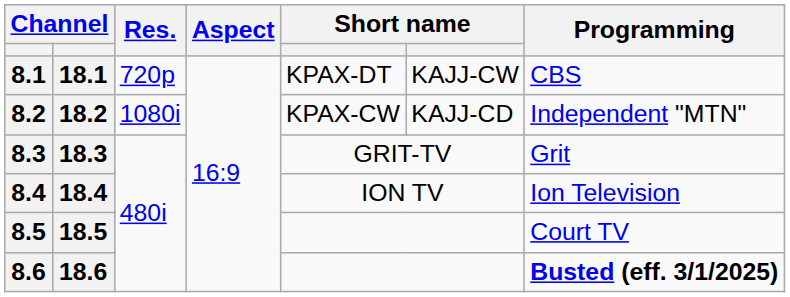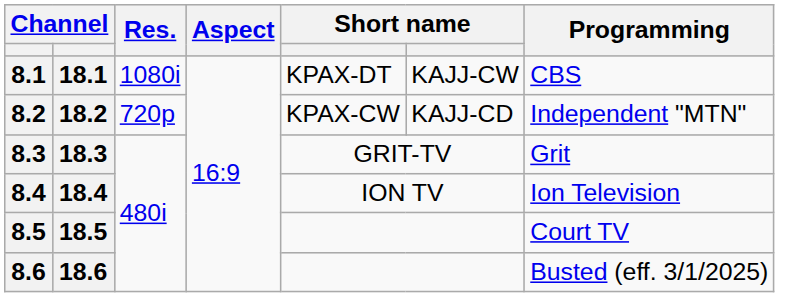(147, 74) 720p -> (150, 74) 1080i
(150, 114) 1080i -> (147, 114) 720p
(654, 271) bold -> (649, 271) normal
